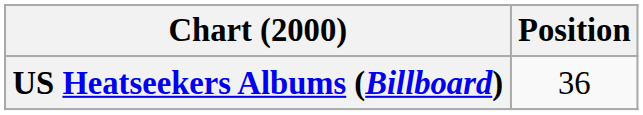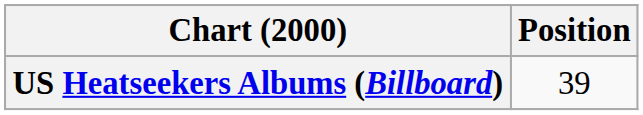(574, 82) 36 -> (574, 82) 39
